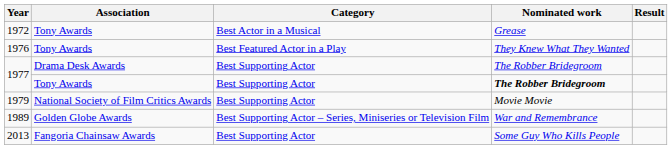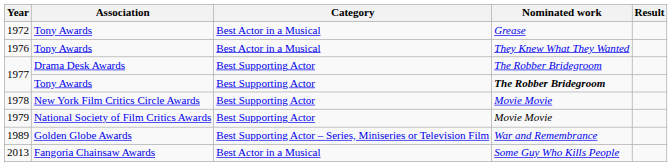(281, 48) Best Featured Actor in a Play -> (268, 48) Best Actor in a Musical
+ row: (18, 100)
(266, 135) Best Supporting Actor -> (268, 153) Best Actor in a Musical
